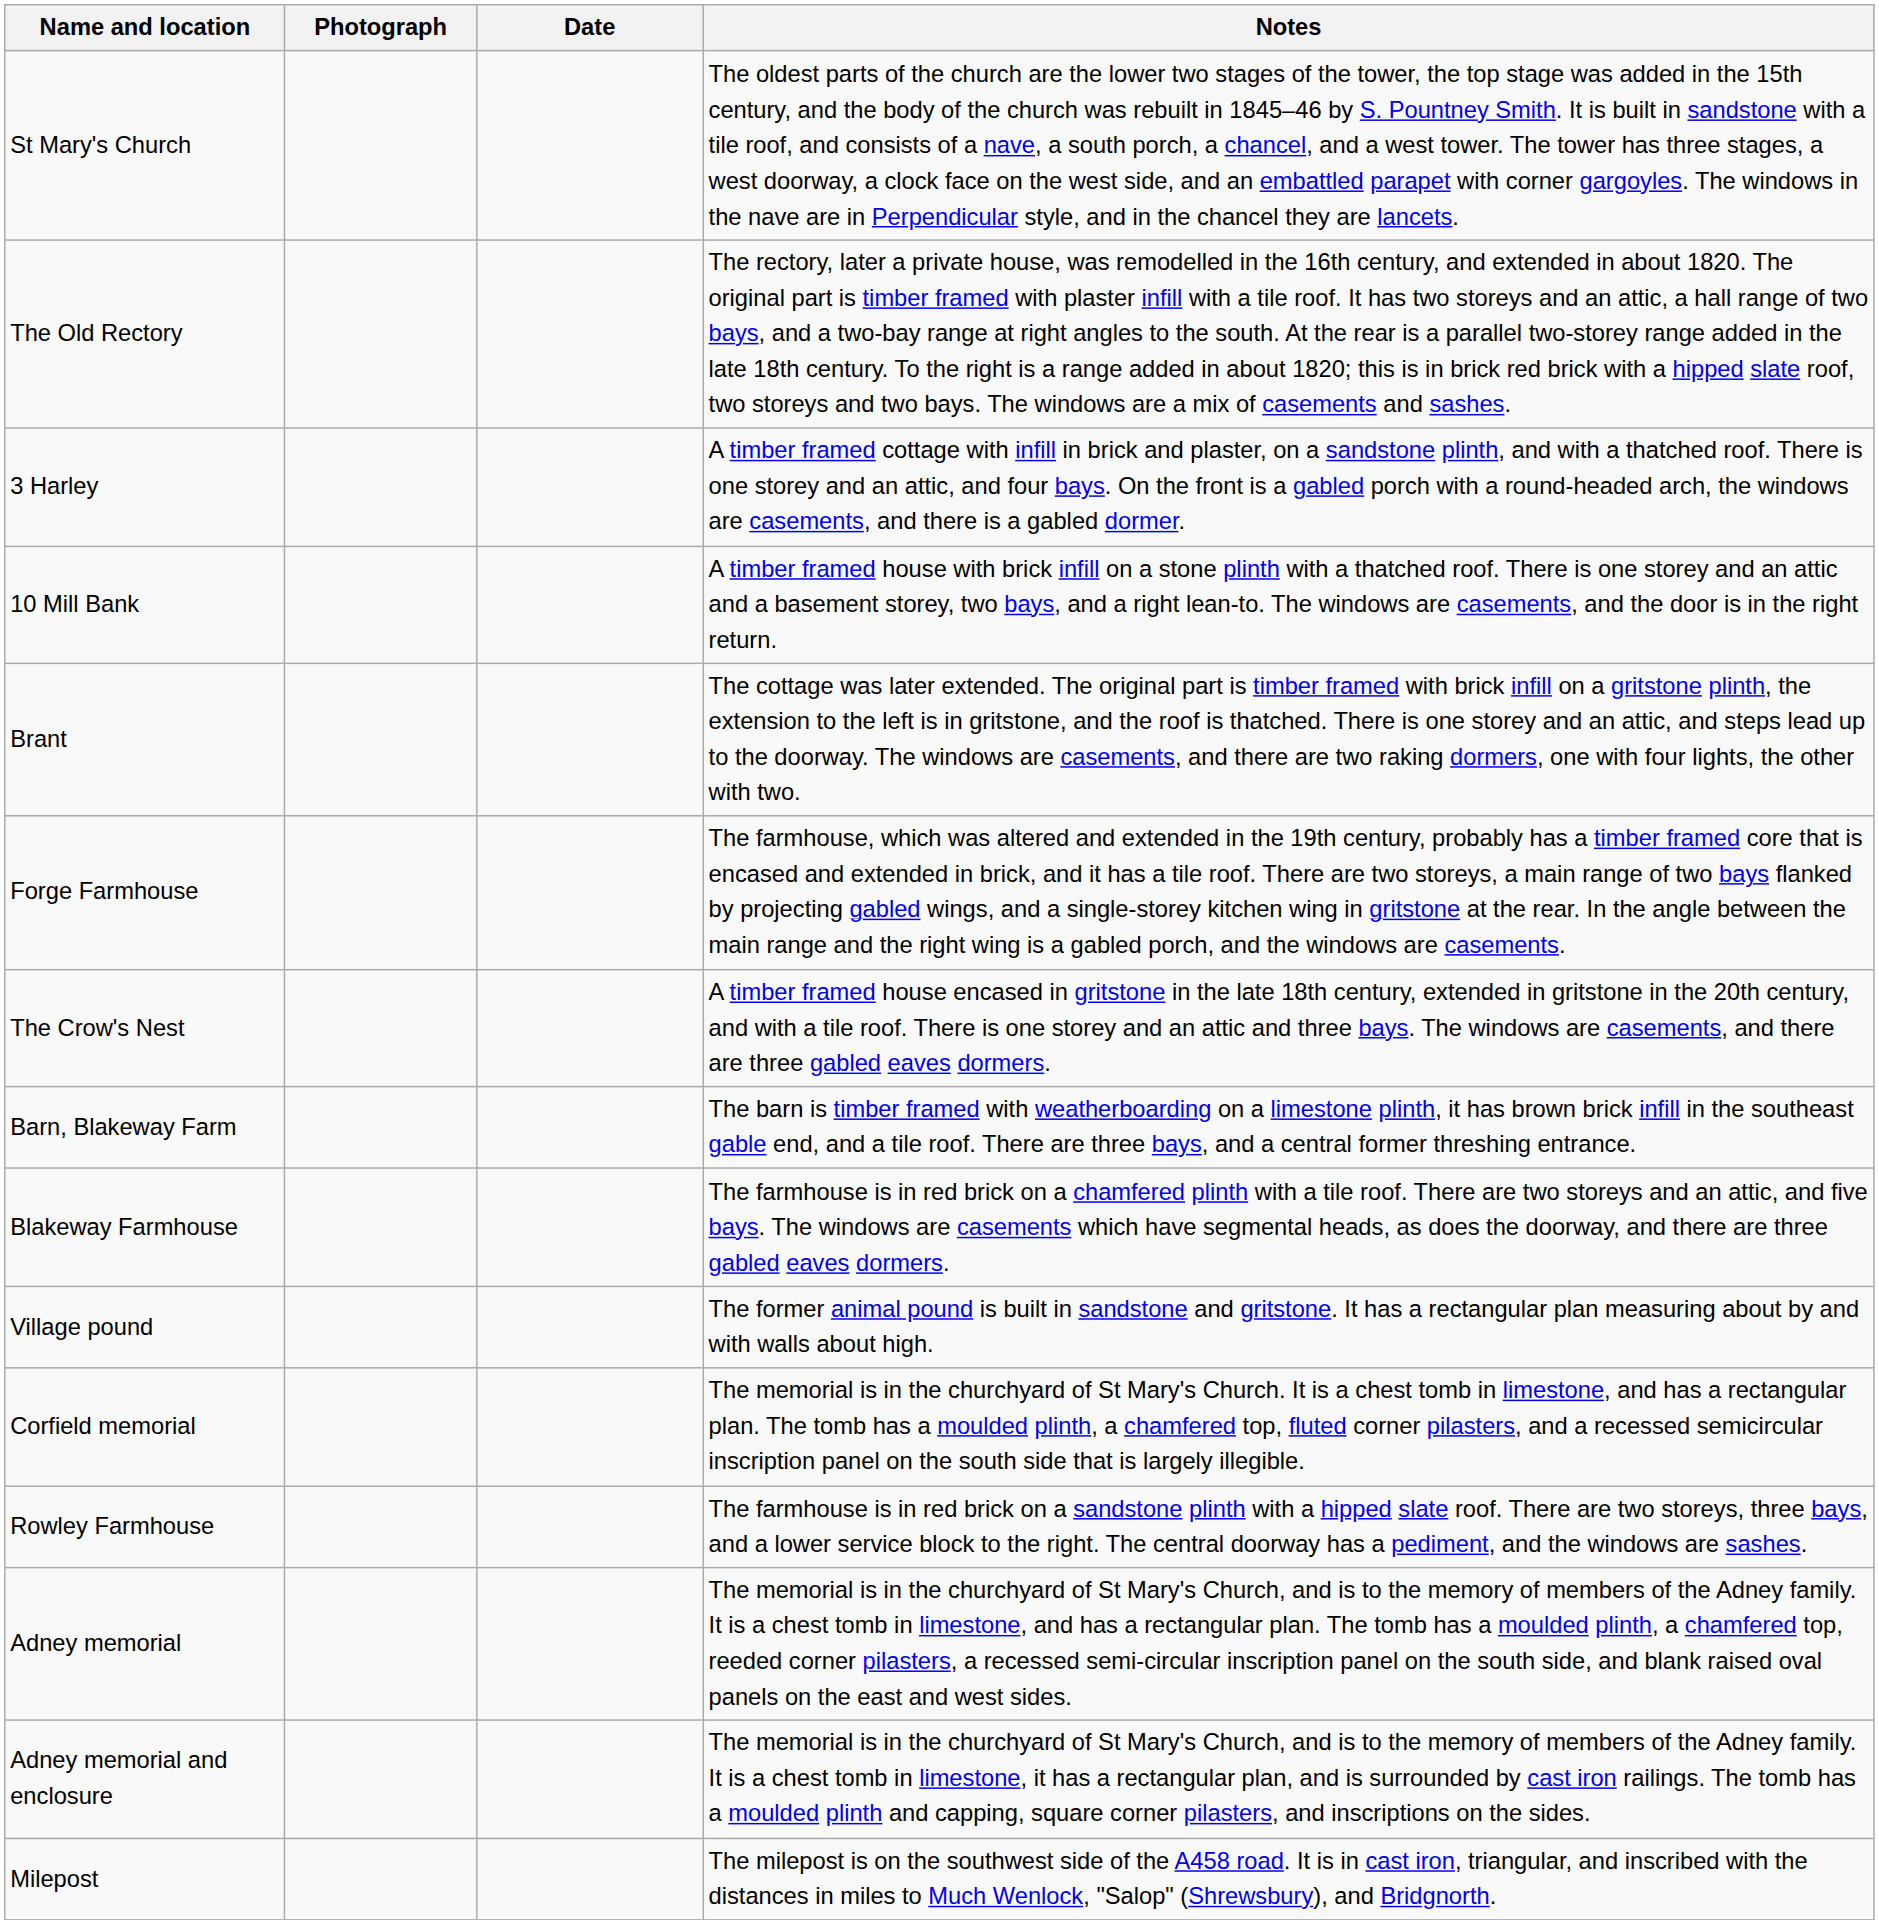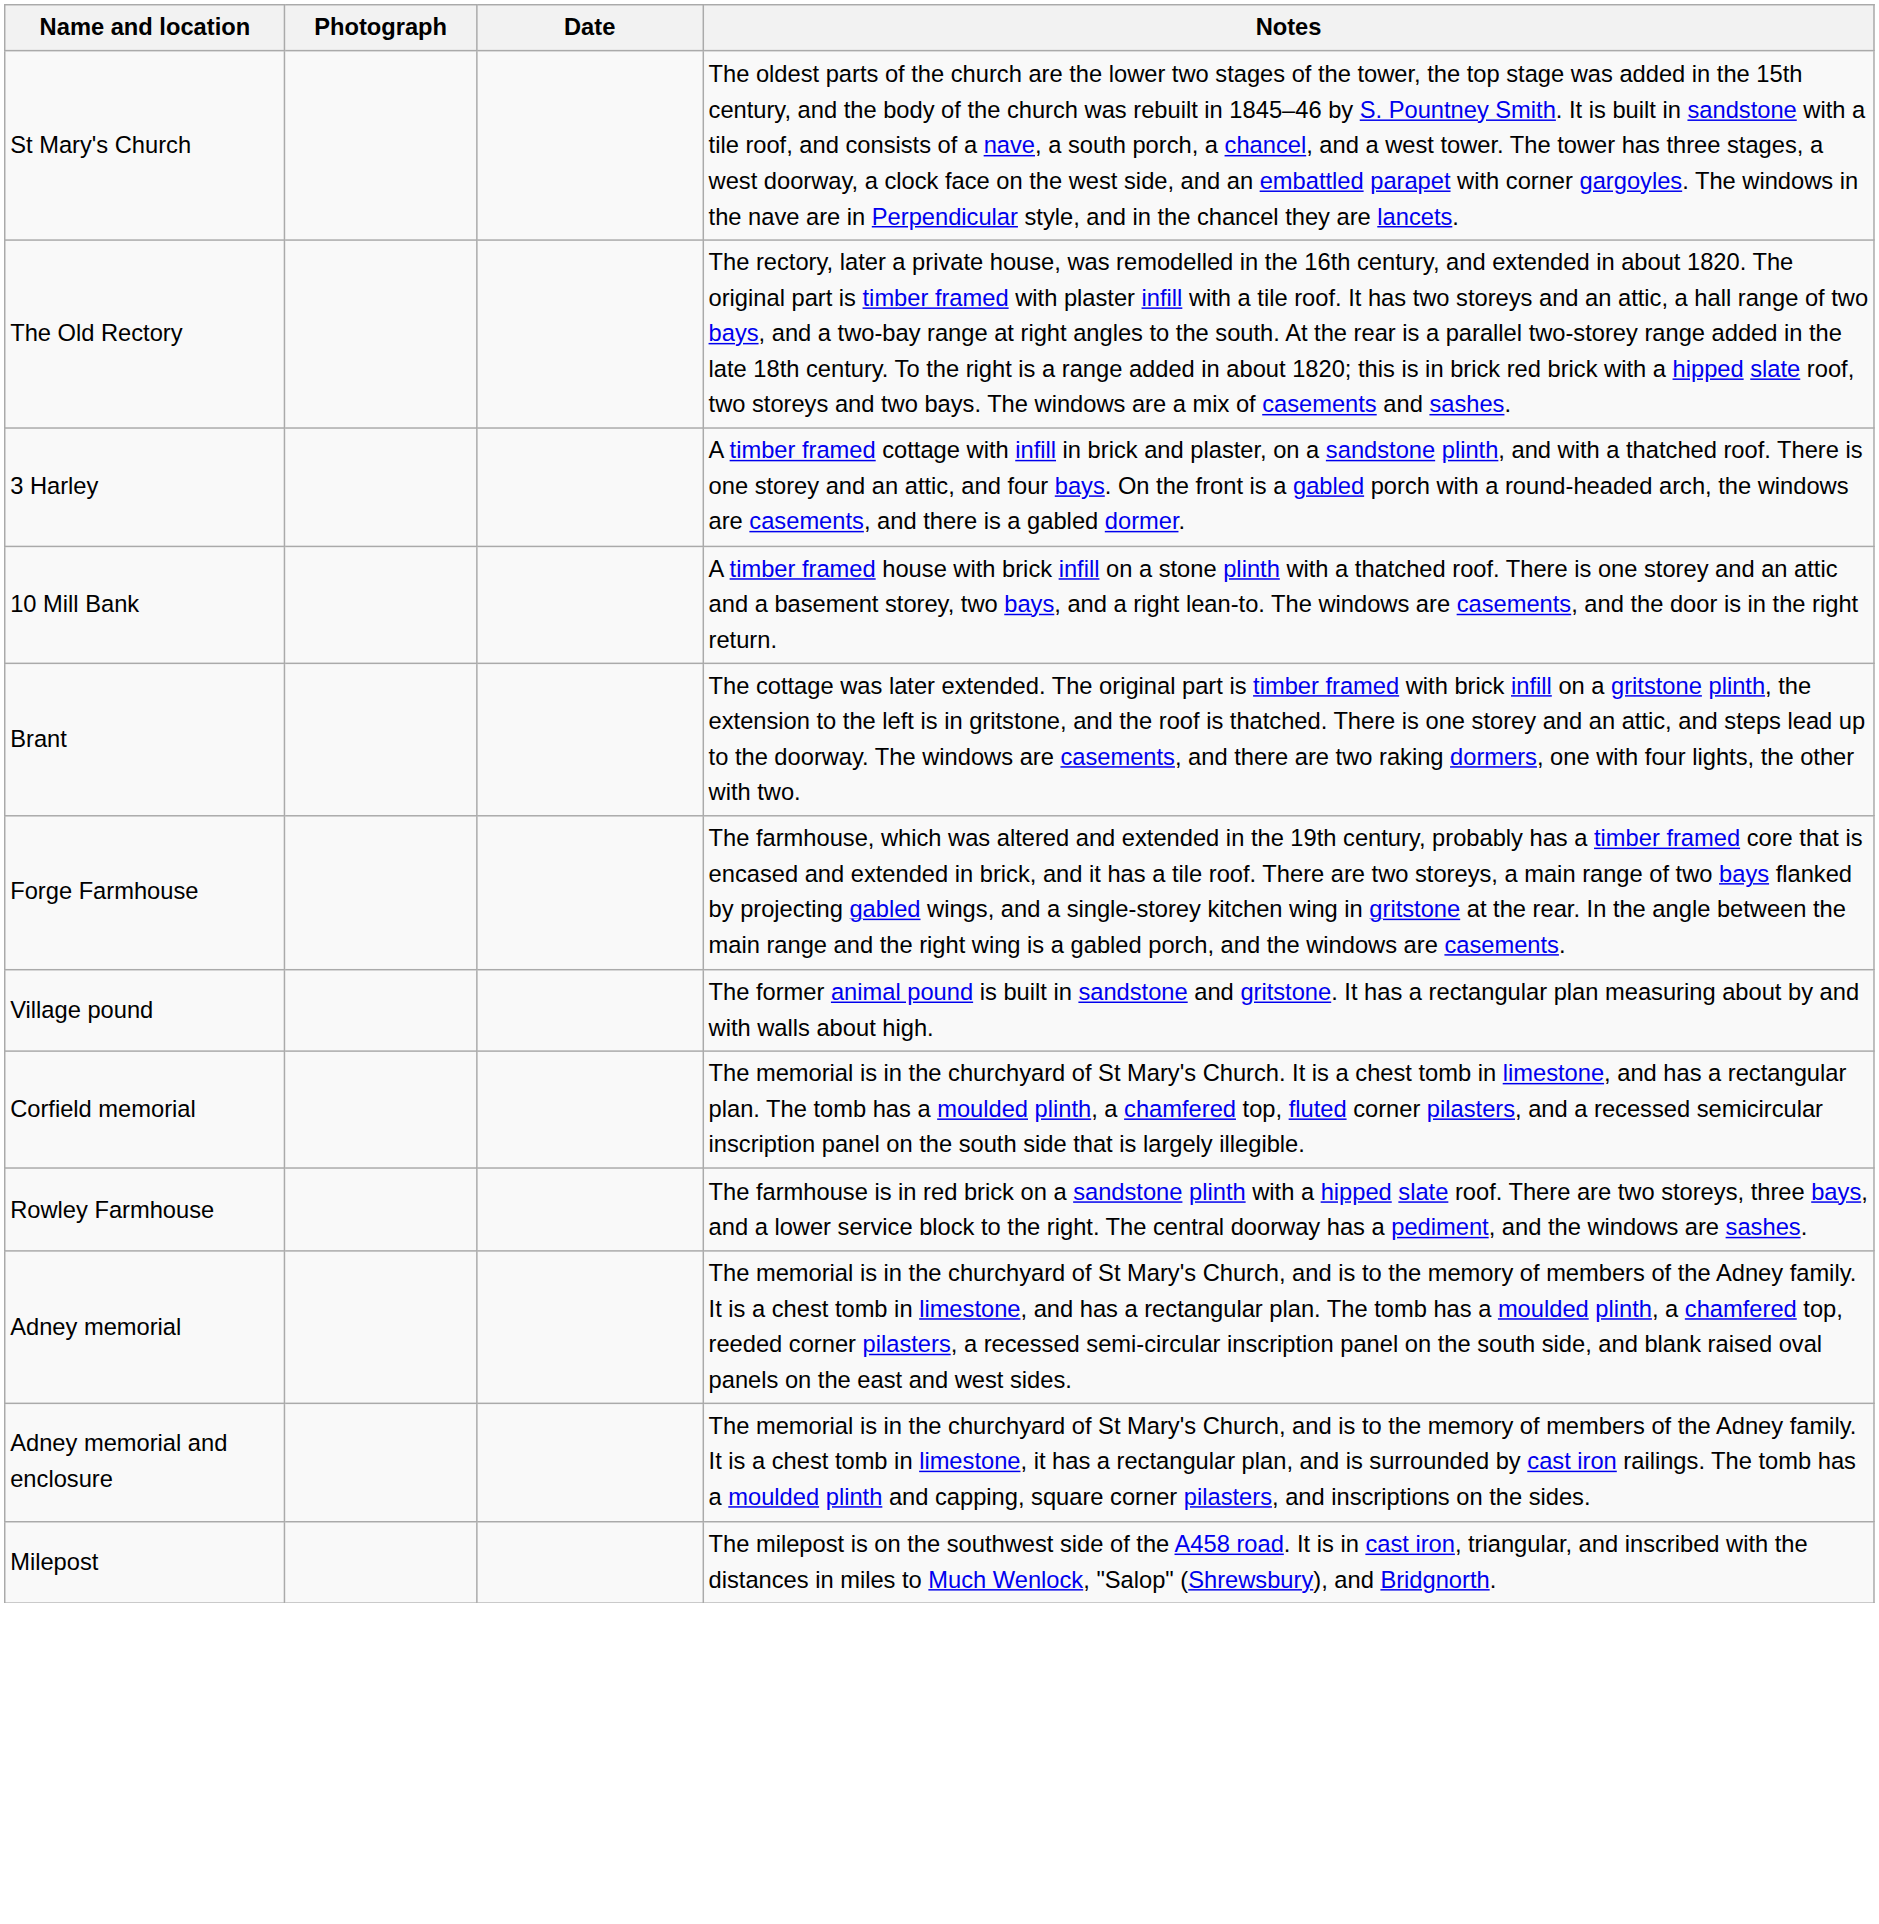- row: (97, 1027)
- row: (123, 1127)
- row: (124, 1227)
